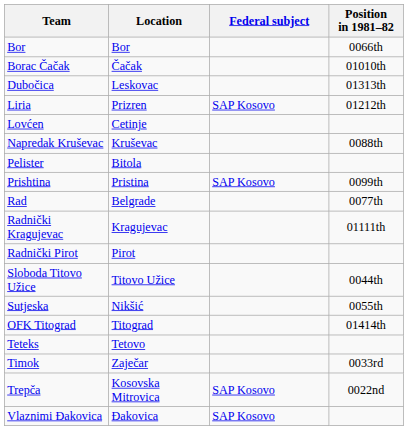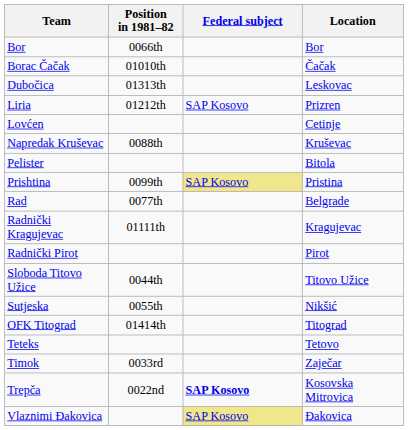columns swapped: (159, 20) <-> (366, 20)
(244, 182) no background -> (217, 182) khaki background
(244, 389) normal -> (218, 389) bold
(244, 415) no background -> (217, 415) khaki background
